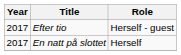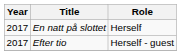rows swapped: (50, 27) <-> (69, 43)
